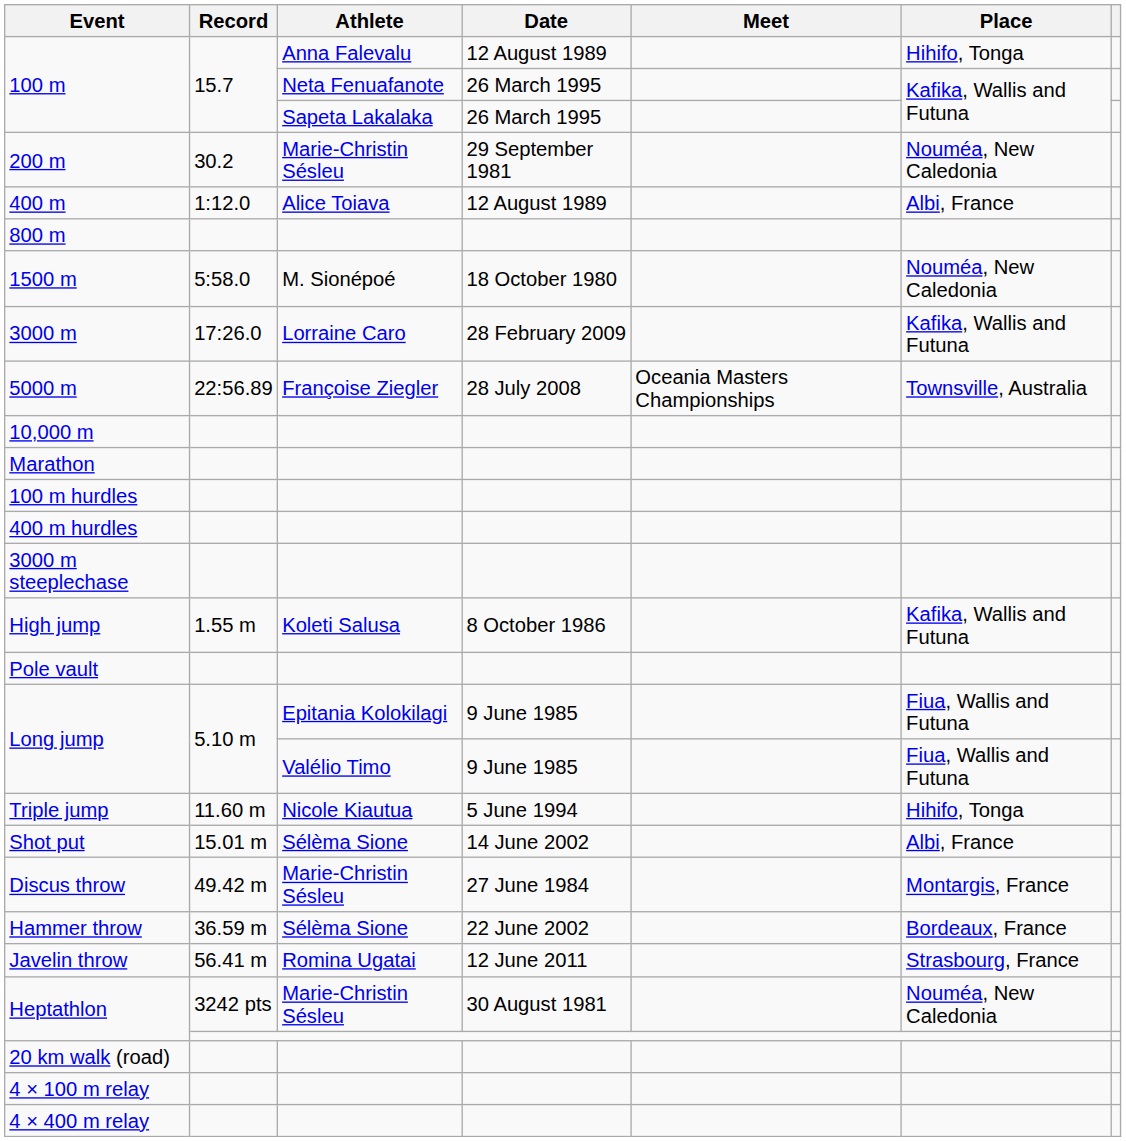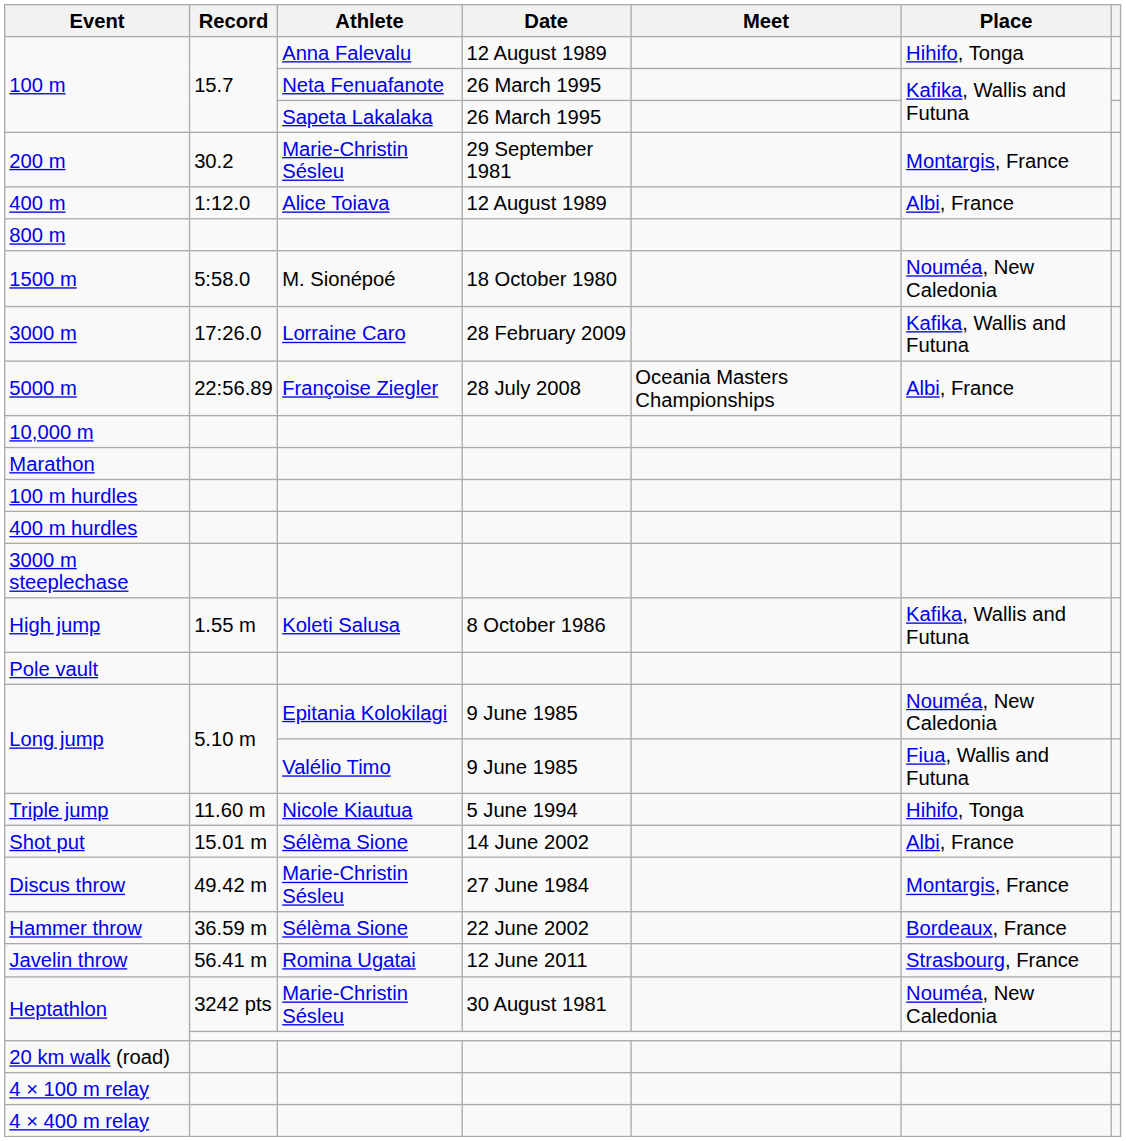(970, 160) Nouméa, New Caledonia -> (988, 160) Montargis, France
(997, 388) Townsville, Australia -> (960, 388) Albi, France
(978, 712) Fiua, Wallis and Futuna -> (970, 712) Nouméa, New Caledonia
